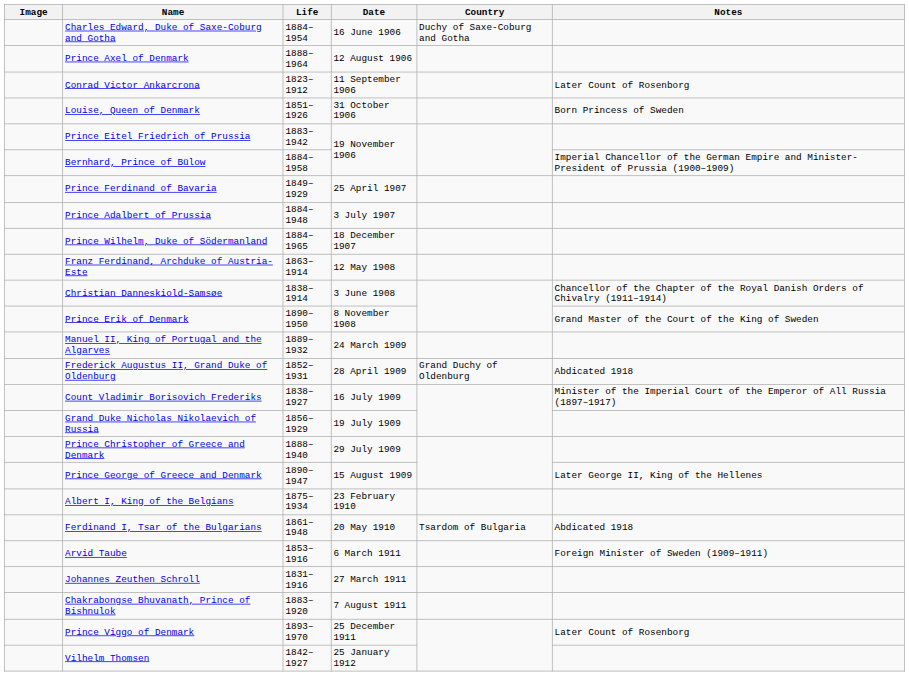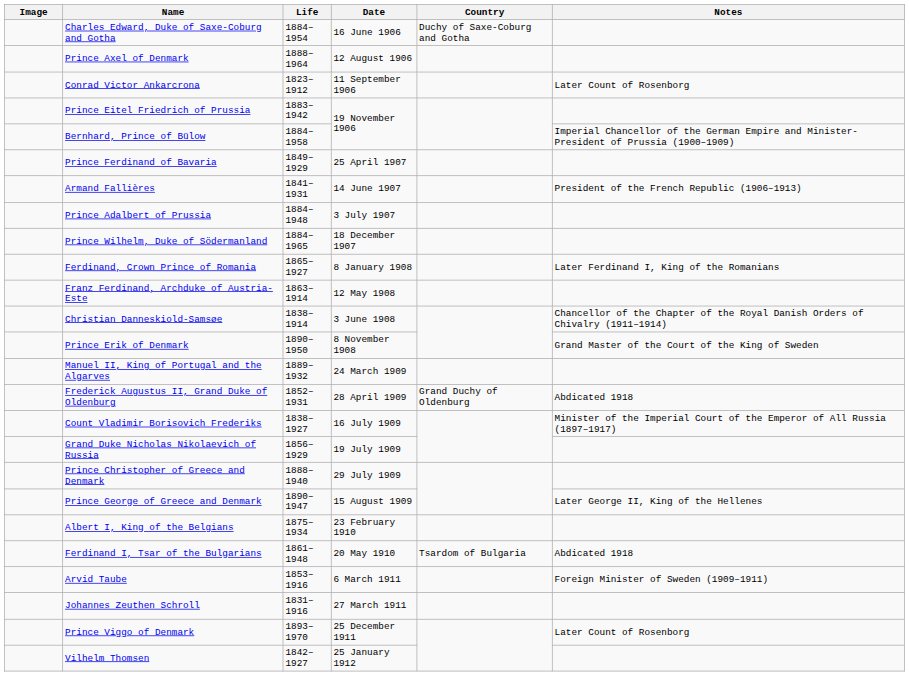- row: (132, 111)
+ row: (110, 189)
+ row: (161, 267)
- row: (158, 606)
